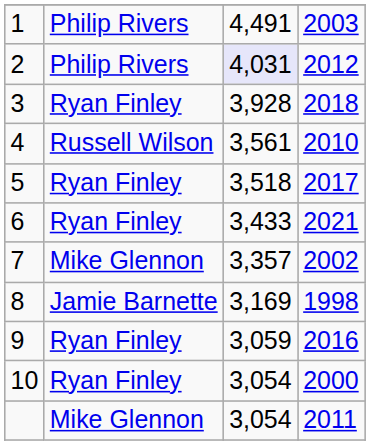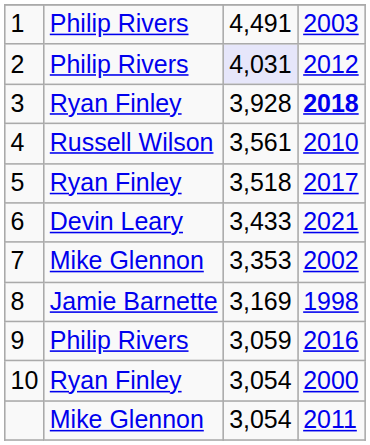(331, 103) normal -> (331, 103) bold
(116, 222) Ryan Finley -> (116, 222) Devin Leary
(260, 261) 3,357 -> (260, 261) 3,353
(116, 340) Ryan Finley -> (119, 340) Philip Rivers
